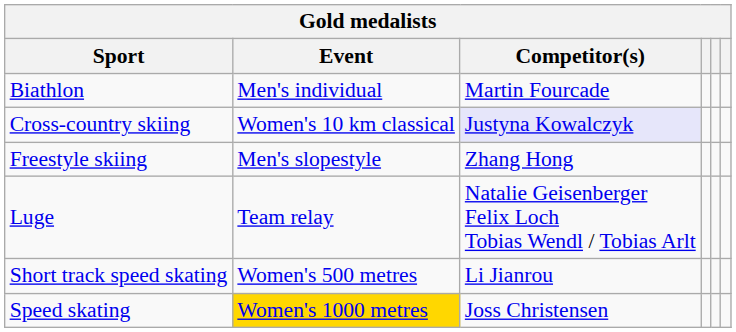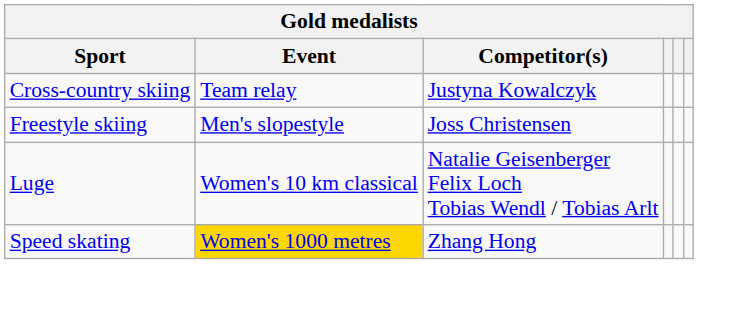- row: (47, 90)
(346, 124) Women's 10 km classical -> (248, 90) Team relay
(549, 124) lavender background -> (512, 90) no background
(519, 158) Zhang Hong -> (499, 124) Joss Christensen
(285, 217) Team relay -> (309, 182) Women's 10 km classical
- row: (119, 275)
(537, 310) Joss Christensen -> (482, 241) Zhang Hong
